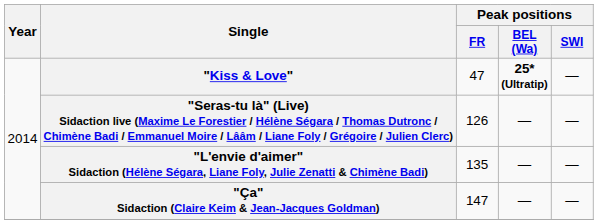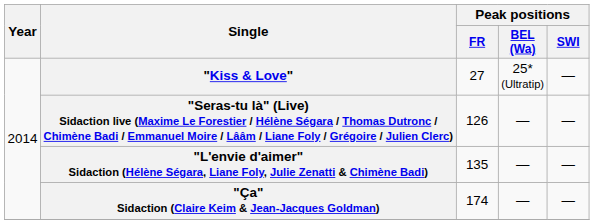(477, 76) 47 -> (477, 76) 27
(524, 76) bold -> (523, 76) normal
(477, 201) 147 -> (477, 201) 174
